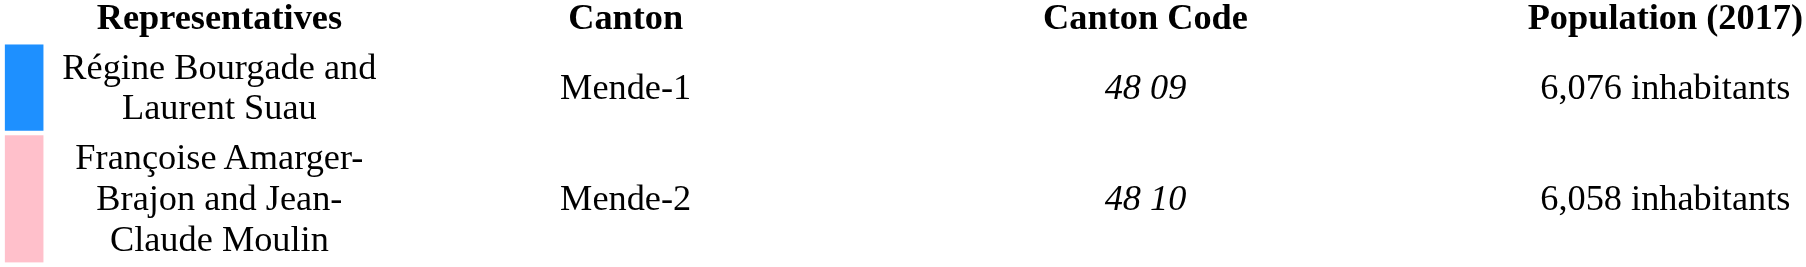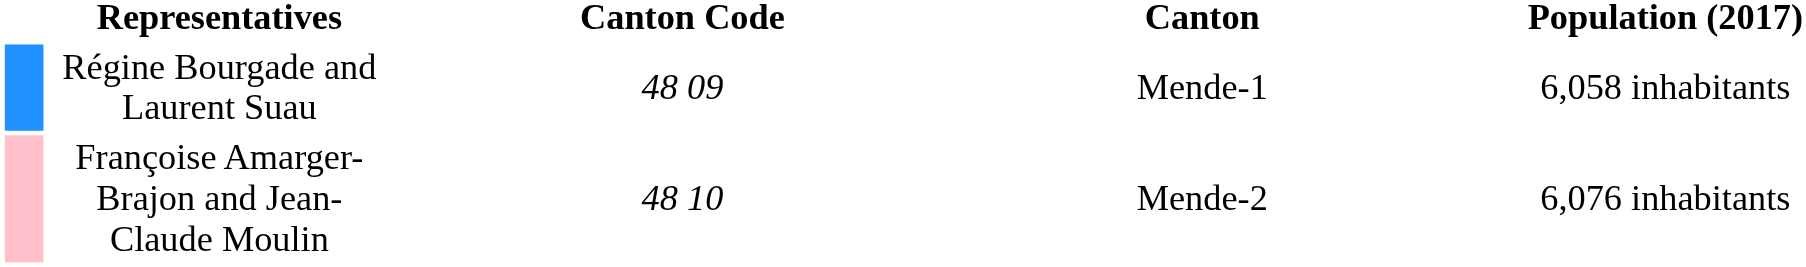columns swapped: (626, 16) <-> (1146, 16)
(1665, 86) 6,076 inhabitants -> (1665, 86) 6,058 inhabitants
(1665, 198) 6,058 inhabitants -> (1665, 198) 6,076 inhabitants
